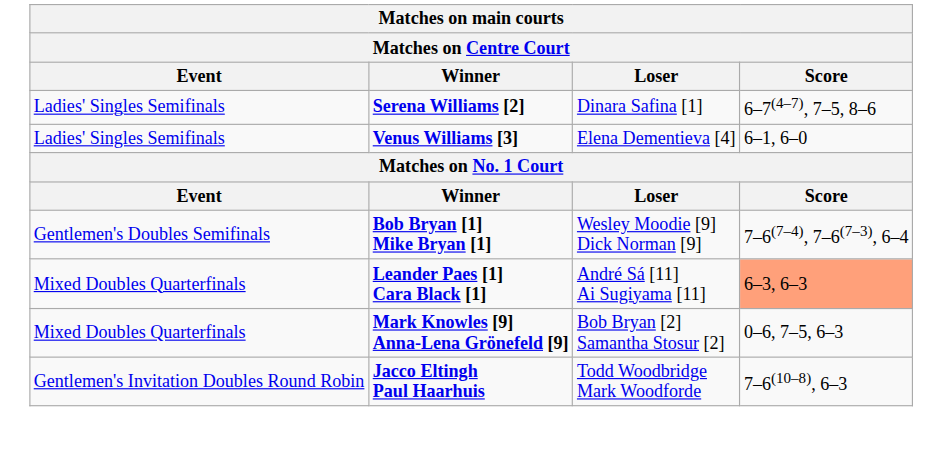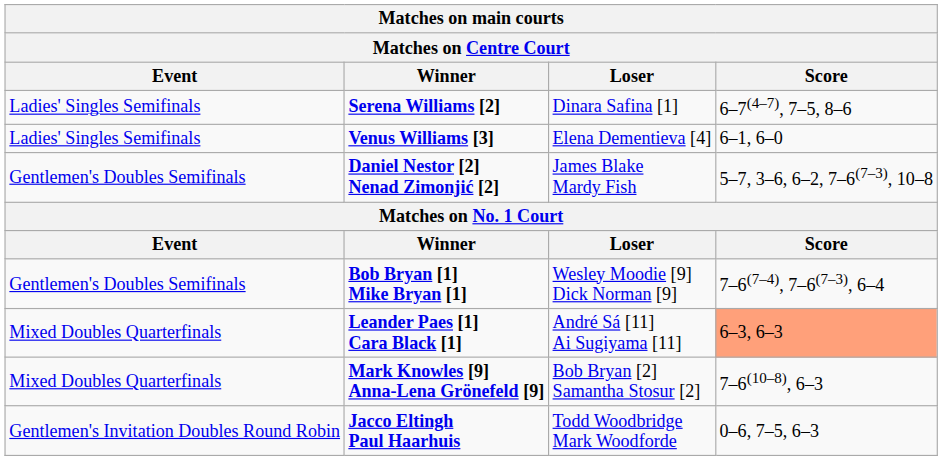+ row: (424, 177)
(794, 332) 0–6, 7–5, 6–3 -> (771, 381) 7–6(10–8), 6–3
(796, 381) 7–6(10–8), 6–3 -> (769, 430) 0–6, 7–5, 6–3
